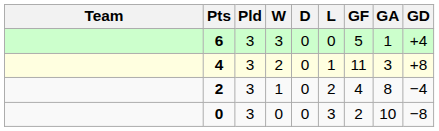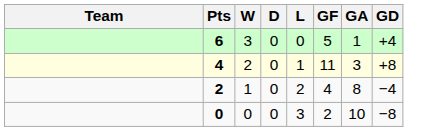- column: (250, 16)
